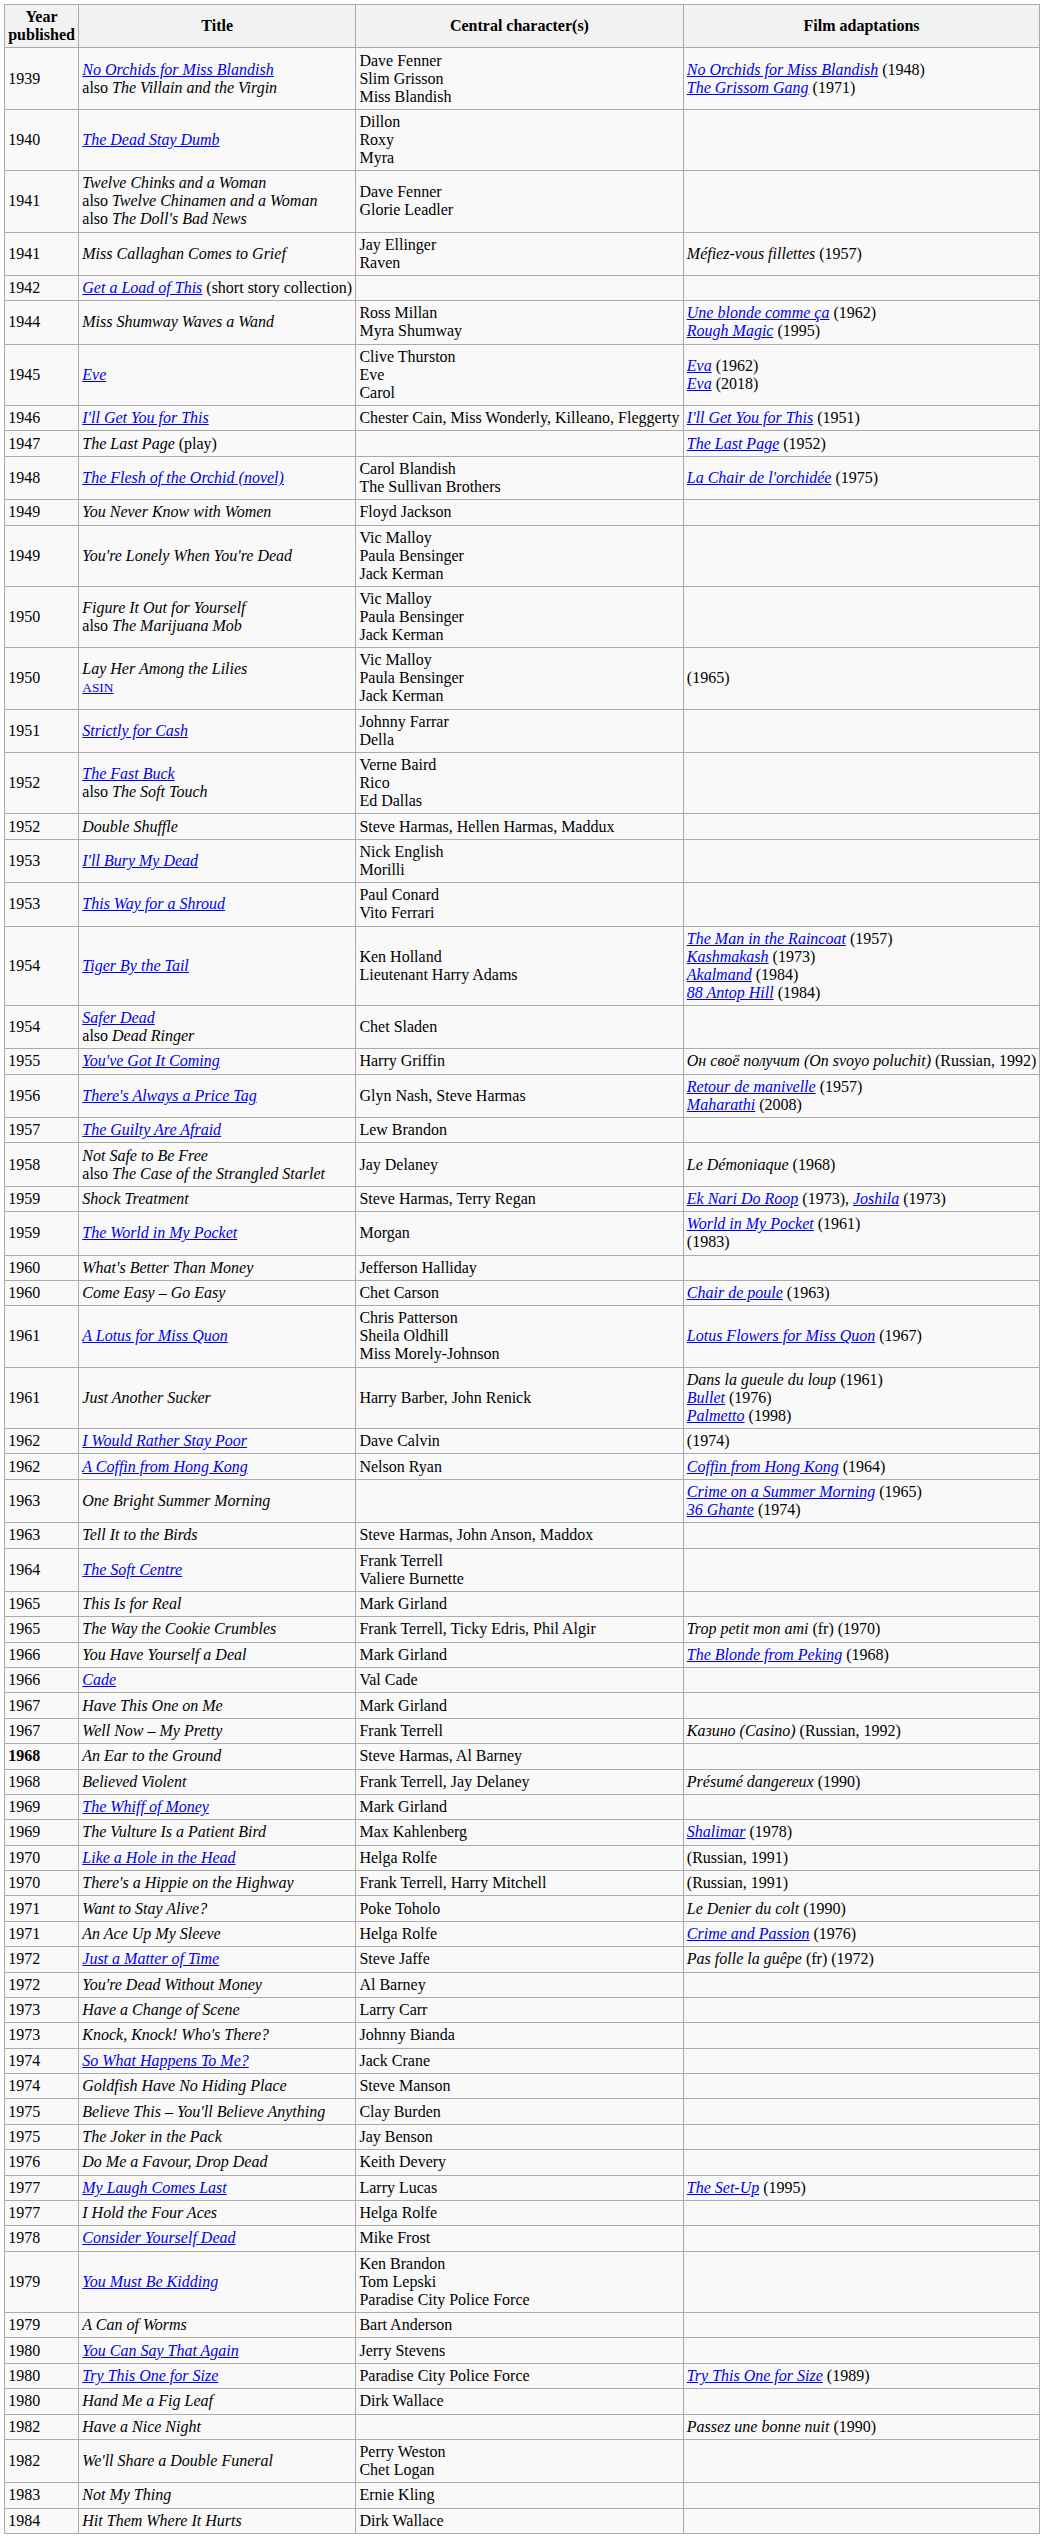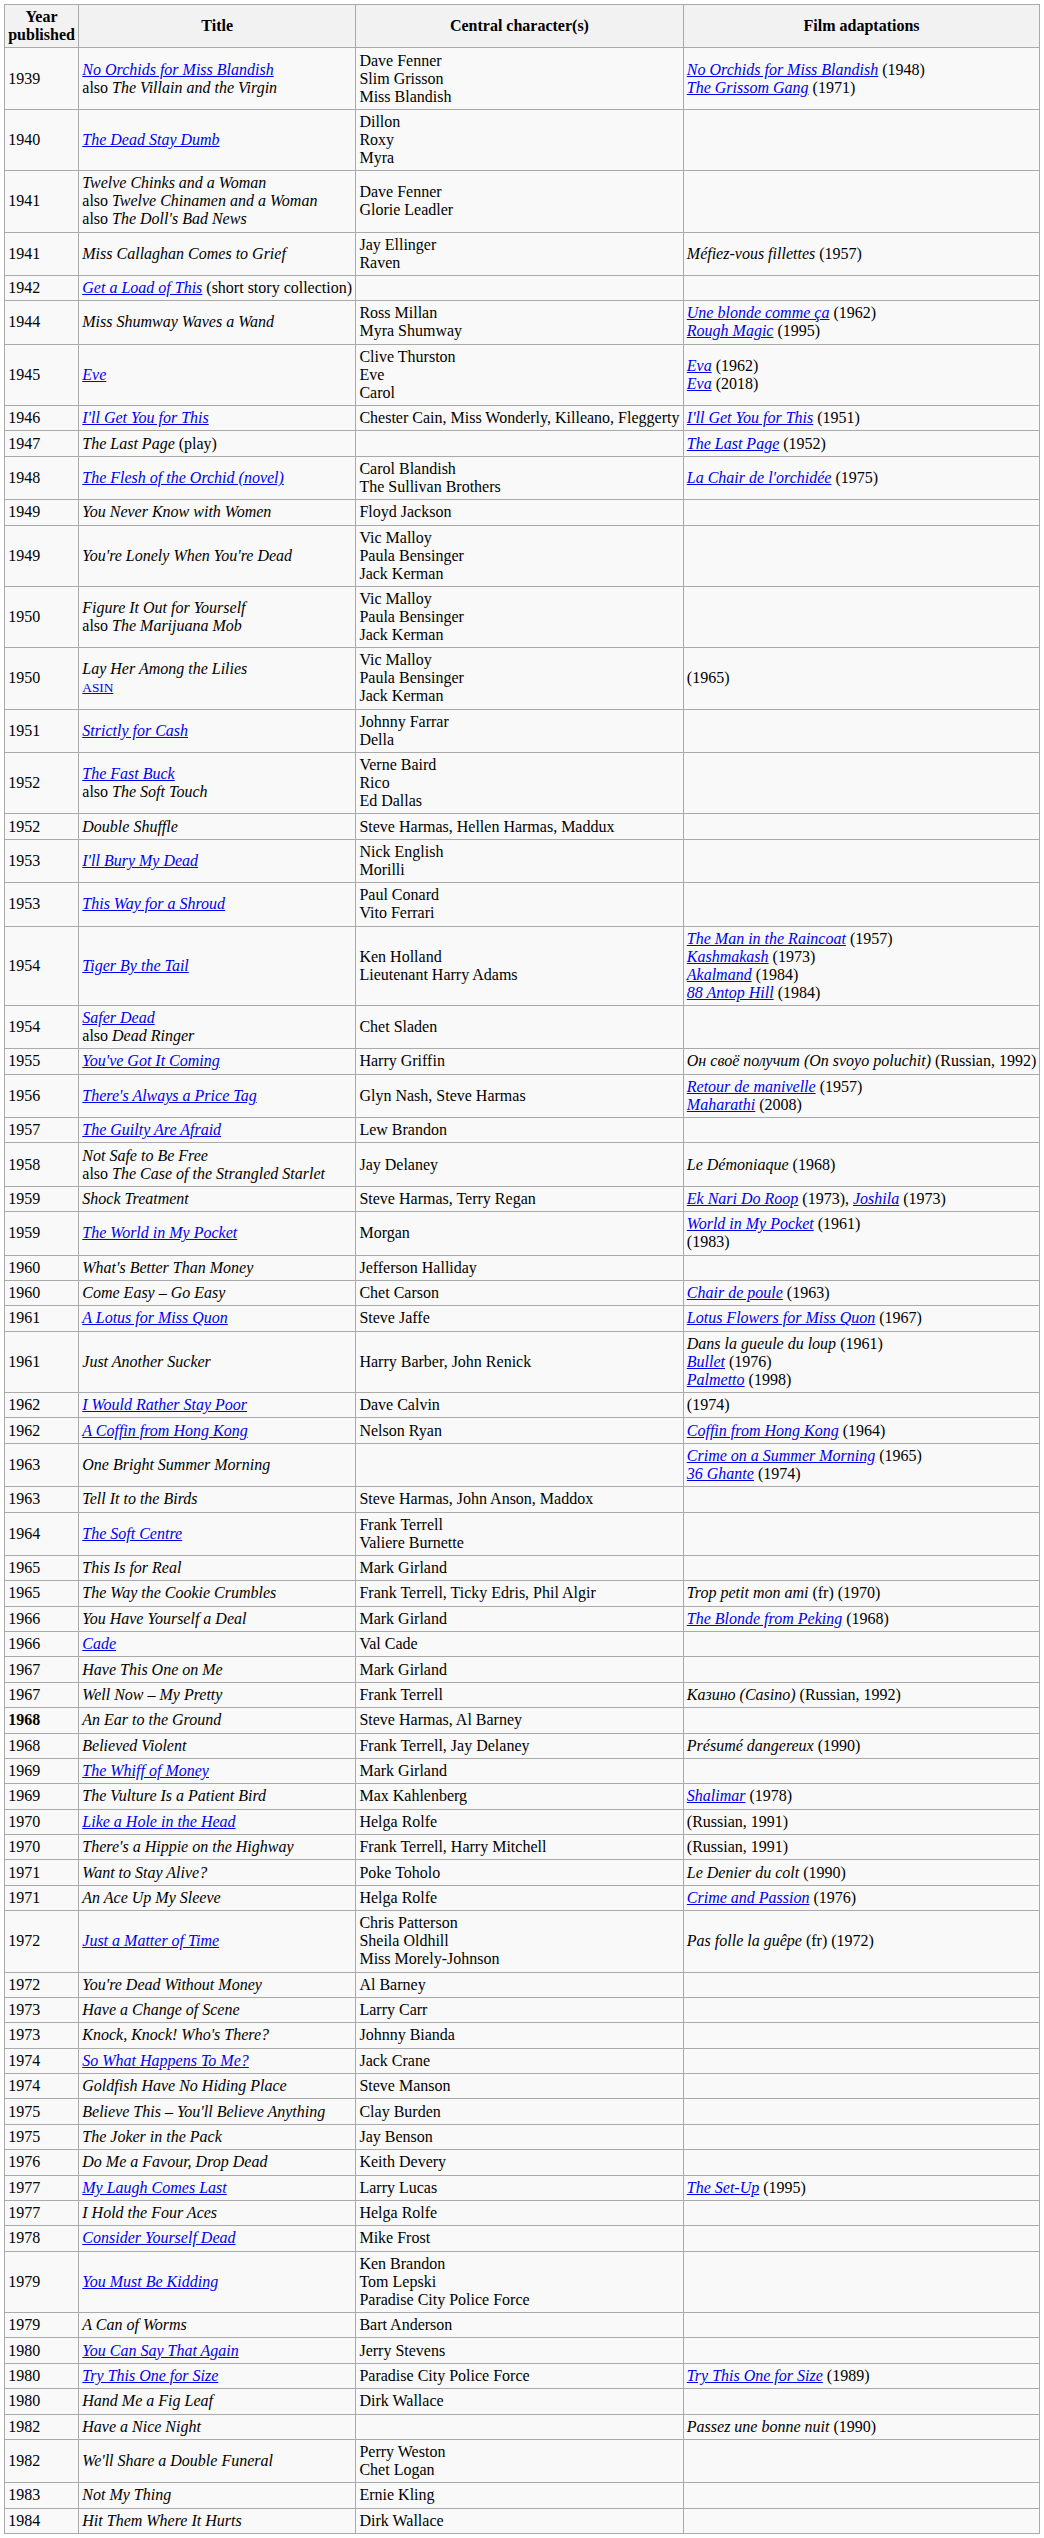(429, 1336) Chris Patterson Sheila Oldhill Miss Morely-Johnson -> (395, 1318) Steve Jaffe
(395, 1959) Steve Jaffe -> (429, 1941) Chris Patterson Sheila Oldhill Miss Morely-Johnson
